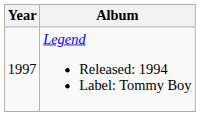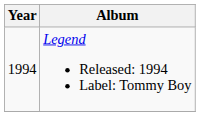(22, 69) 1997 -> (22, 69) 1994
